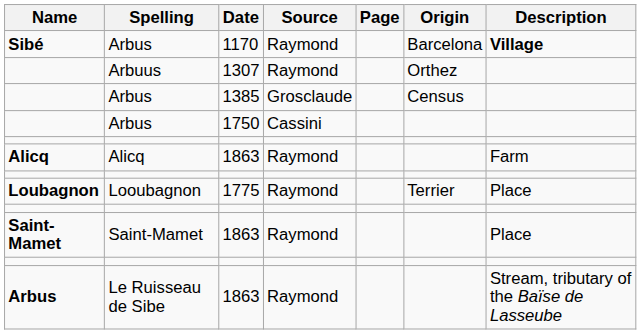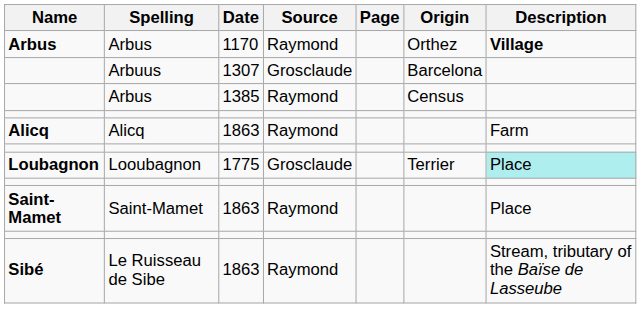(26, 44) Sibé -> (32, 44) Arbus
(445, 44) Barcelona -> (432, 44) Orthez
(303, 70) Raymond -> (310, 70) Grosclaude
(432, 70) Orthez -> (445, 70) Barcelona
(310, 96) Grosclaude -> (303, 96) Raymond
- row: (130, 123)
(303, 191) Raymond -> (310, 164) Grosclaude
(511, 191) no background -> (511, 164) paleturquoise background
(32, 296) Arbus -> (26, 270) Sibé
